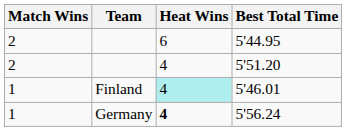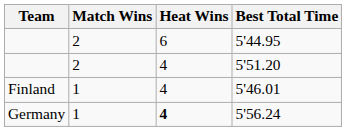columns swapped: (124, 16) <-> (48, 16)
(163, 89) paleturquoise background -> (163, 89) no background
